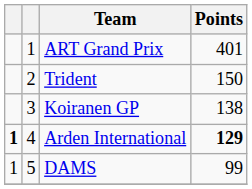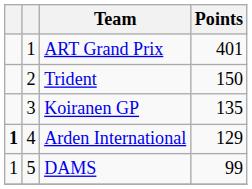(229, 108) 138 -> (229, 108) 135
(229, 138) bold -> (229, 138) normal
